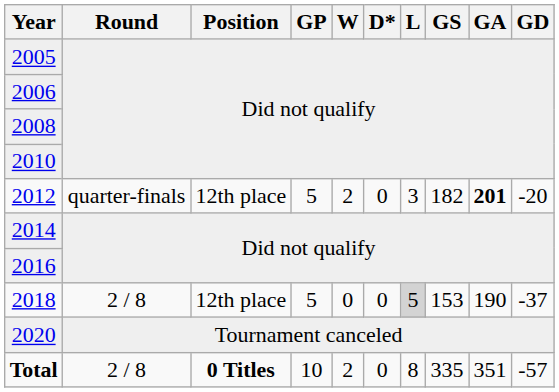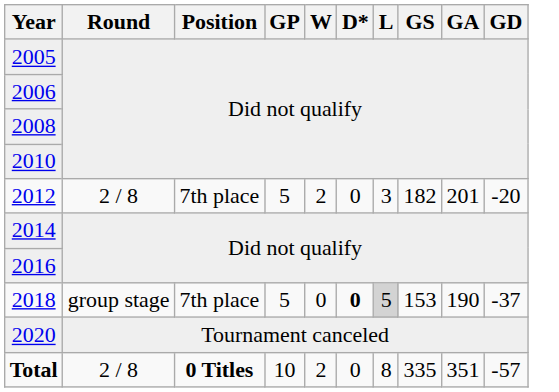(127, 195) quarter-finals -> (119, 195) 2 / 8
(241, 195) 12th place -> (219, 195) 7th place
(490, 195) bold -> (463, 195) normal
(127, 299) 2 / 8 -> (119, 299) group stage
(241, 299) 12th place -> (219, 299) 7th place
(382, 299) normal -> (355, 299) bold
